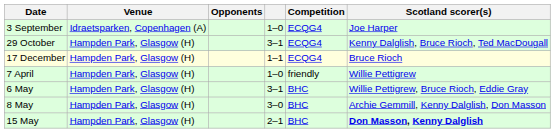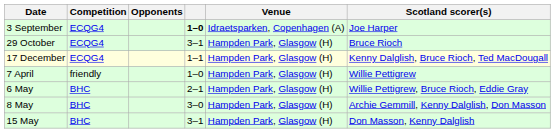columns swapped: (138, 12) <-> (316, 12)
(275, 27) normal -> (195, 27) bold
(449, 43) Kenny Dalglish, Bruce Rioch, Ted MacDougall -> (376, 43) Bruce Rioch
(376, 58) Bruce Rioch -> (449, 58) Kenny Dalglish, Bruce Rioch, Ted MacDougall
(275, 89) 3–1 -> (195, 89) 2–1
(275, 120) 2–1 -> (195, 120) 3–1
(416, 120) bold -> (412, 120) normal
